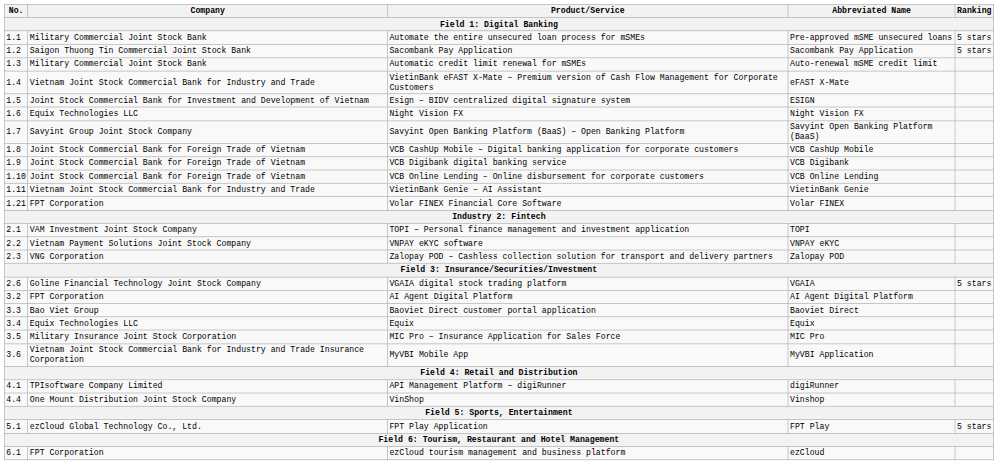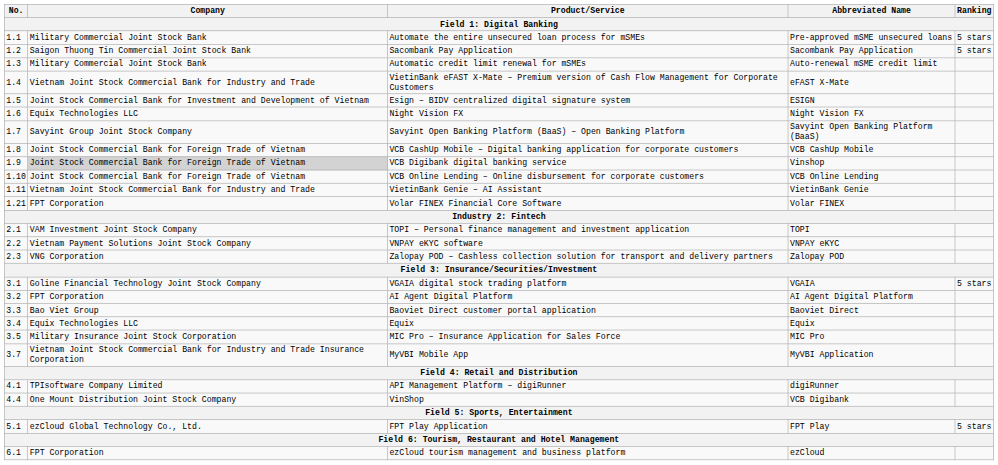(167, 163) no background -> (167, 163) lightgrey background
(819, 163) VCB Digibank -> (807, 163) Vinshop
(14, 284) 2.6 -> (14, 284) 3.1
(14, 355) 3.6 -> (14, 355) 3.7
(807, 400) Vinshop -> (819, 400) VCB Digibank
